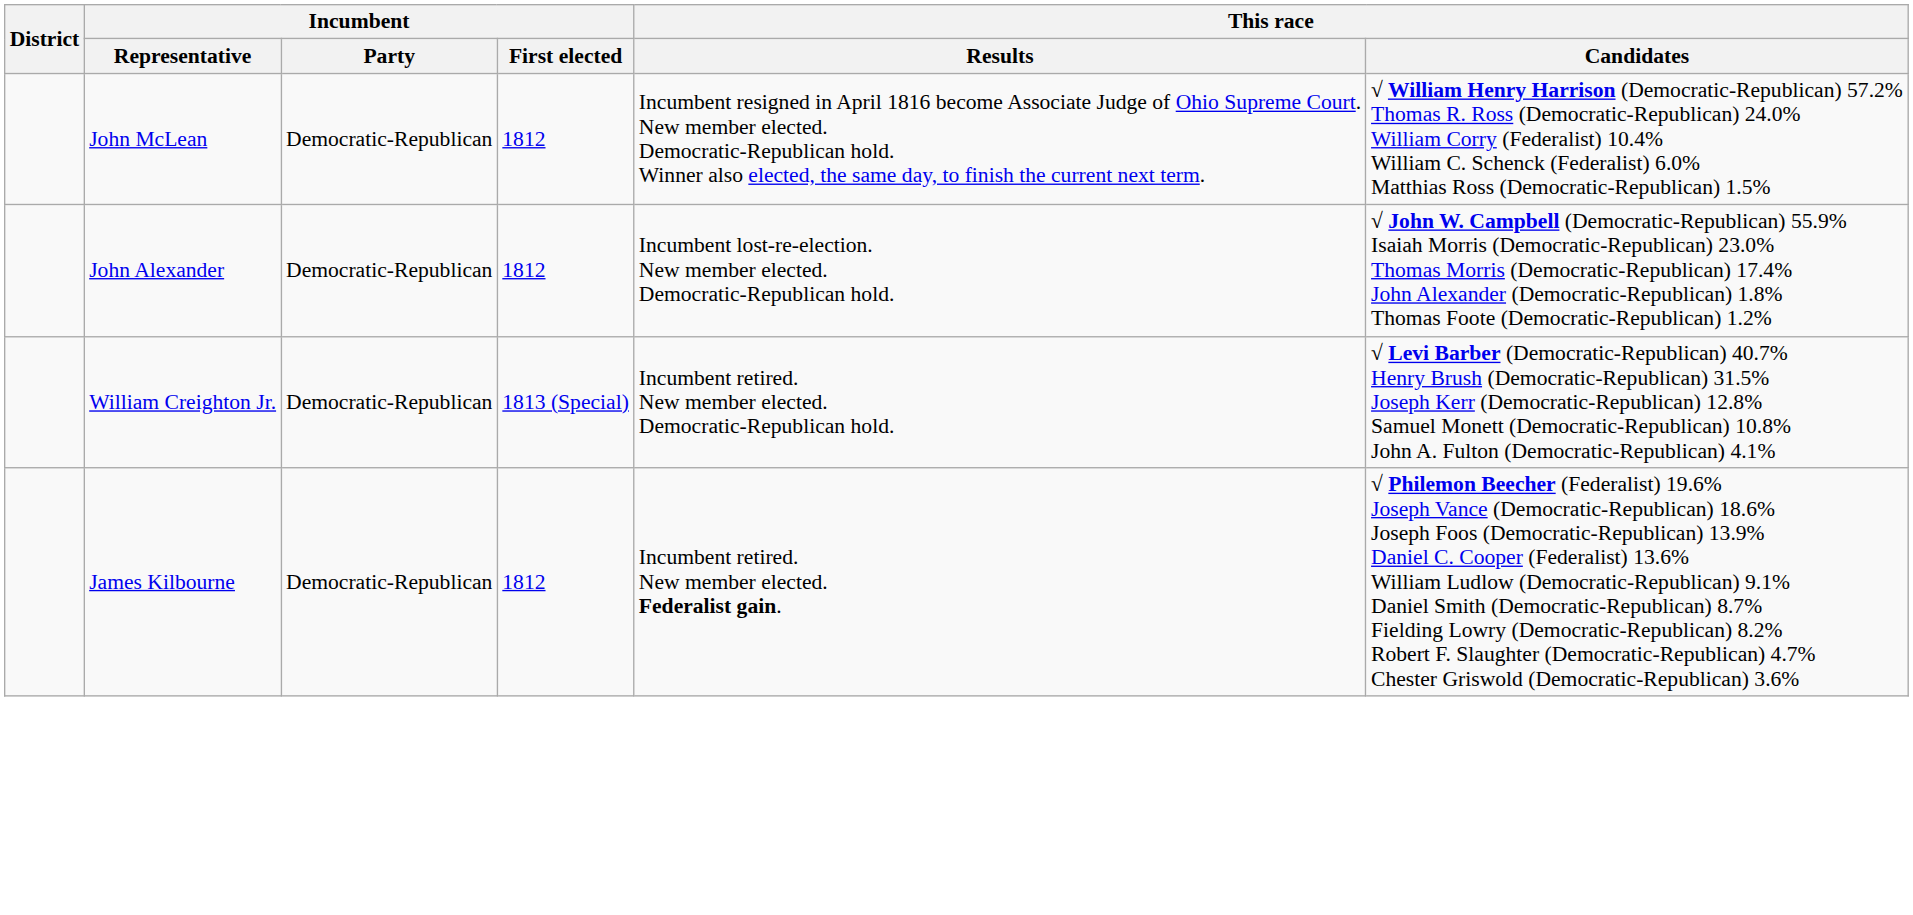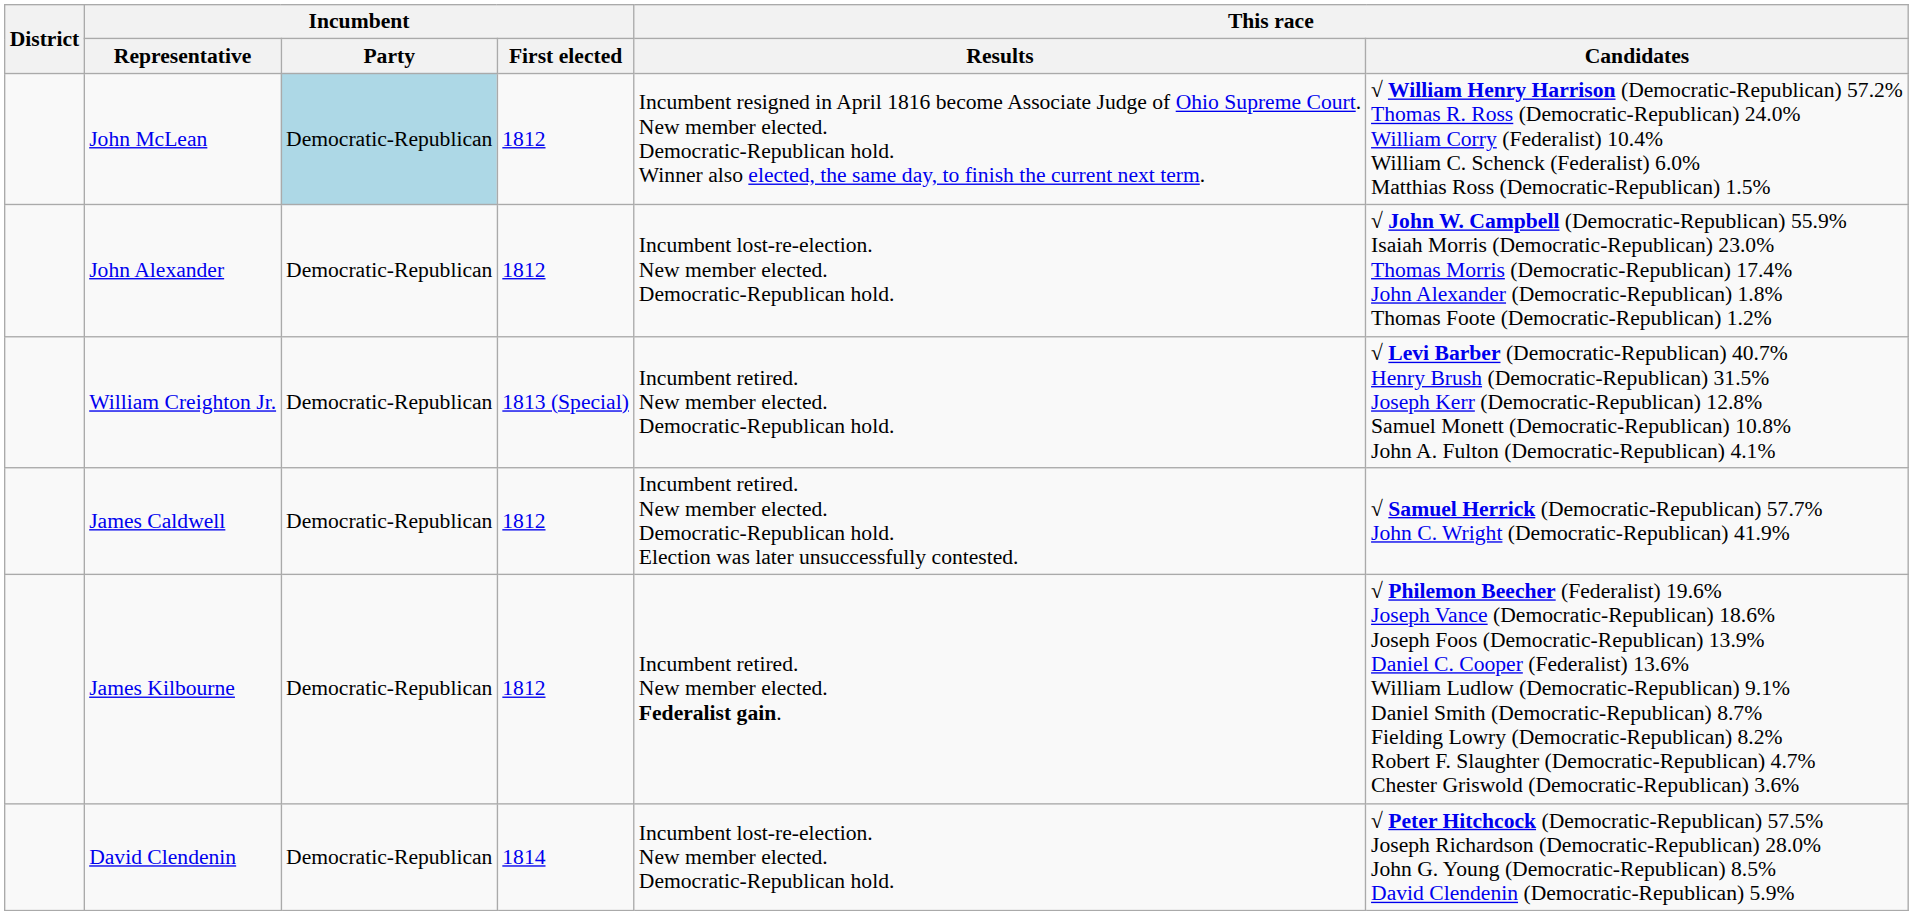(389, 138) no background -> (389, 138) lightblue background
+ row: (157, 520)
+ row: (163, 856)
